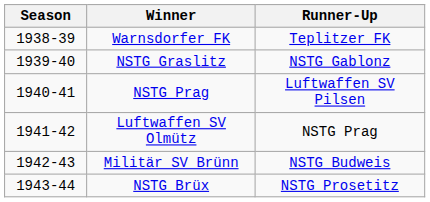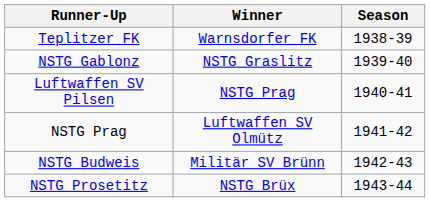columns swapped: (46, 16) <-> (340, 16)
